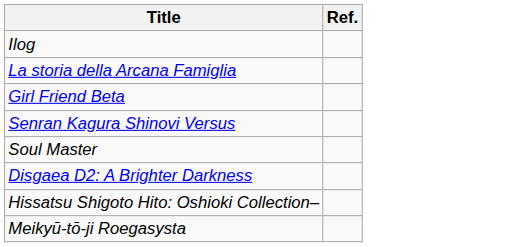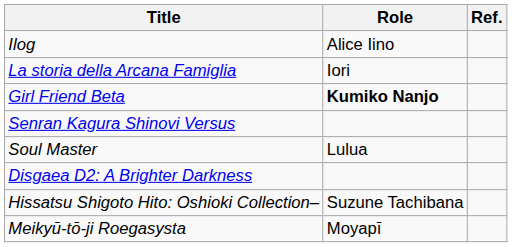+ column: (395, 17)
